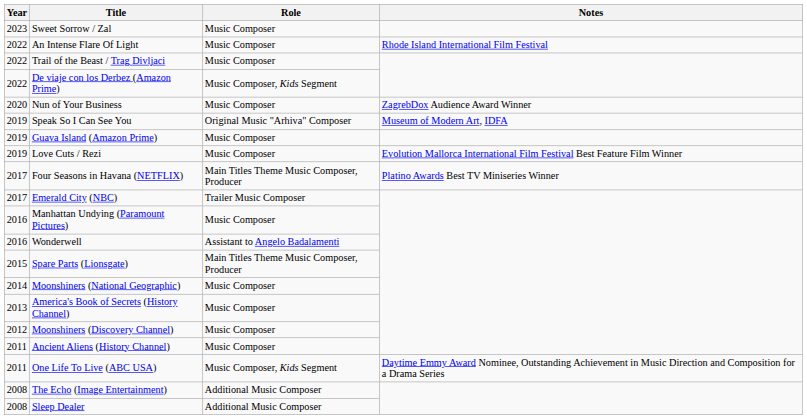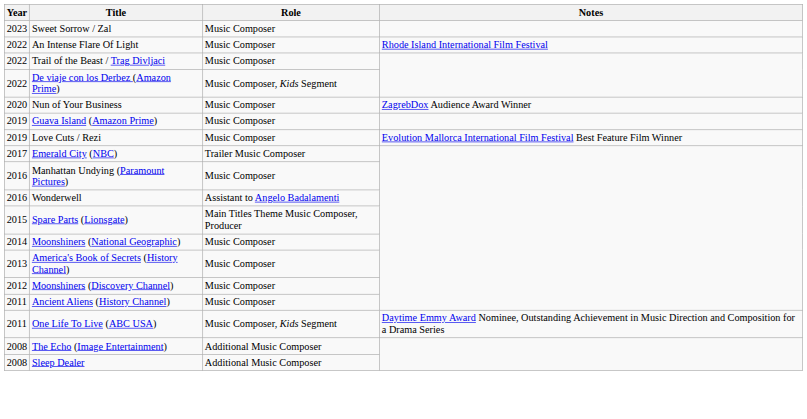- row: (82, 121)
- row: (108, 176)
